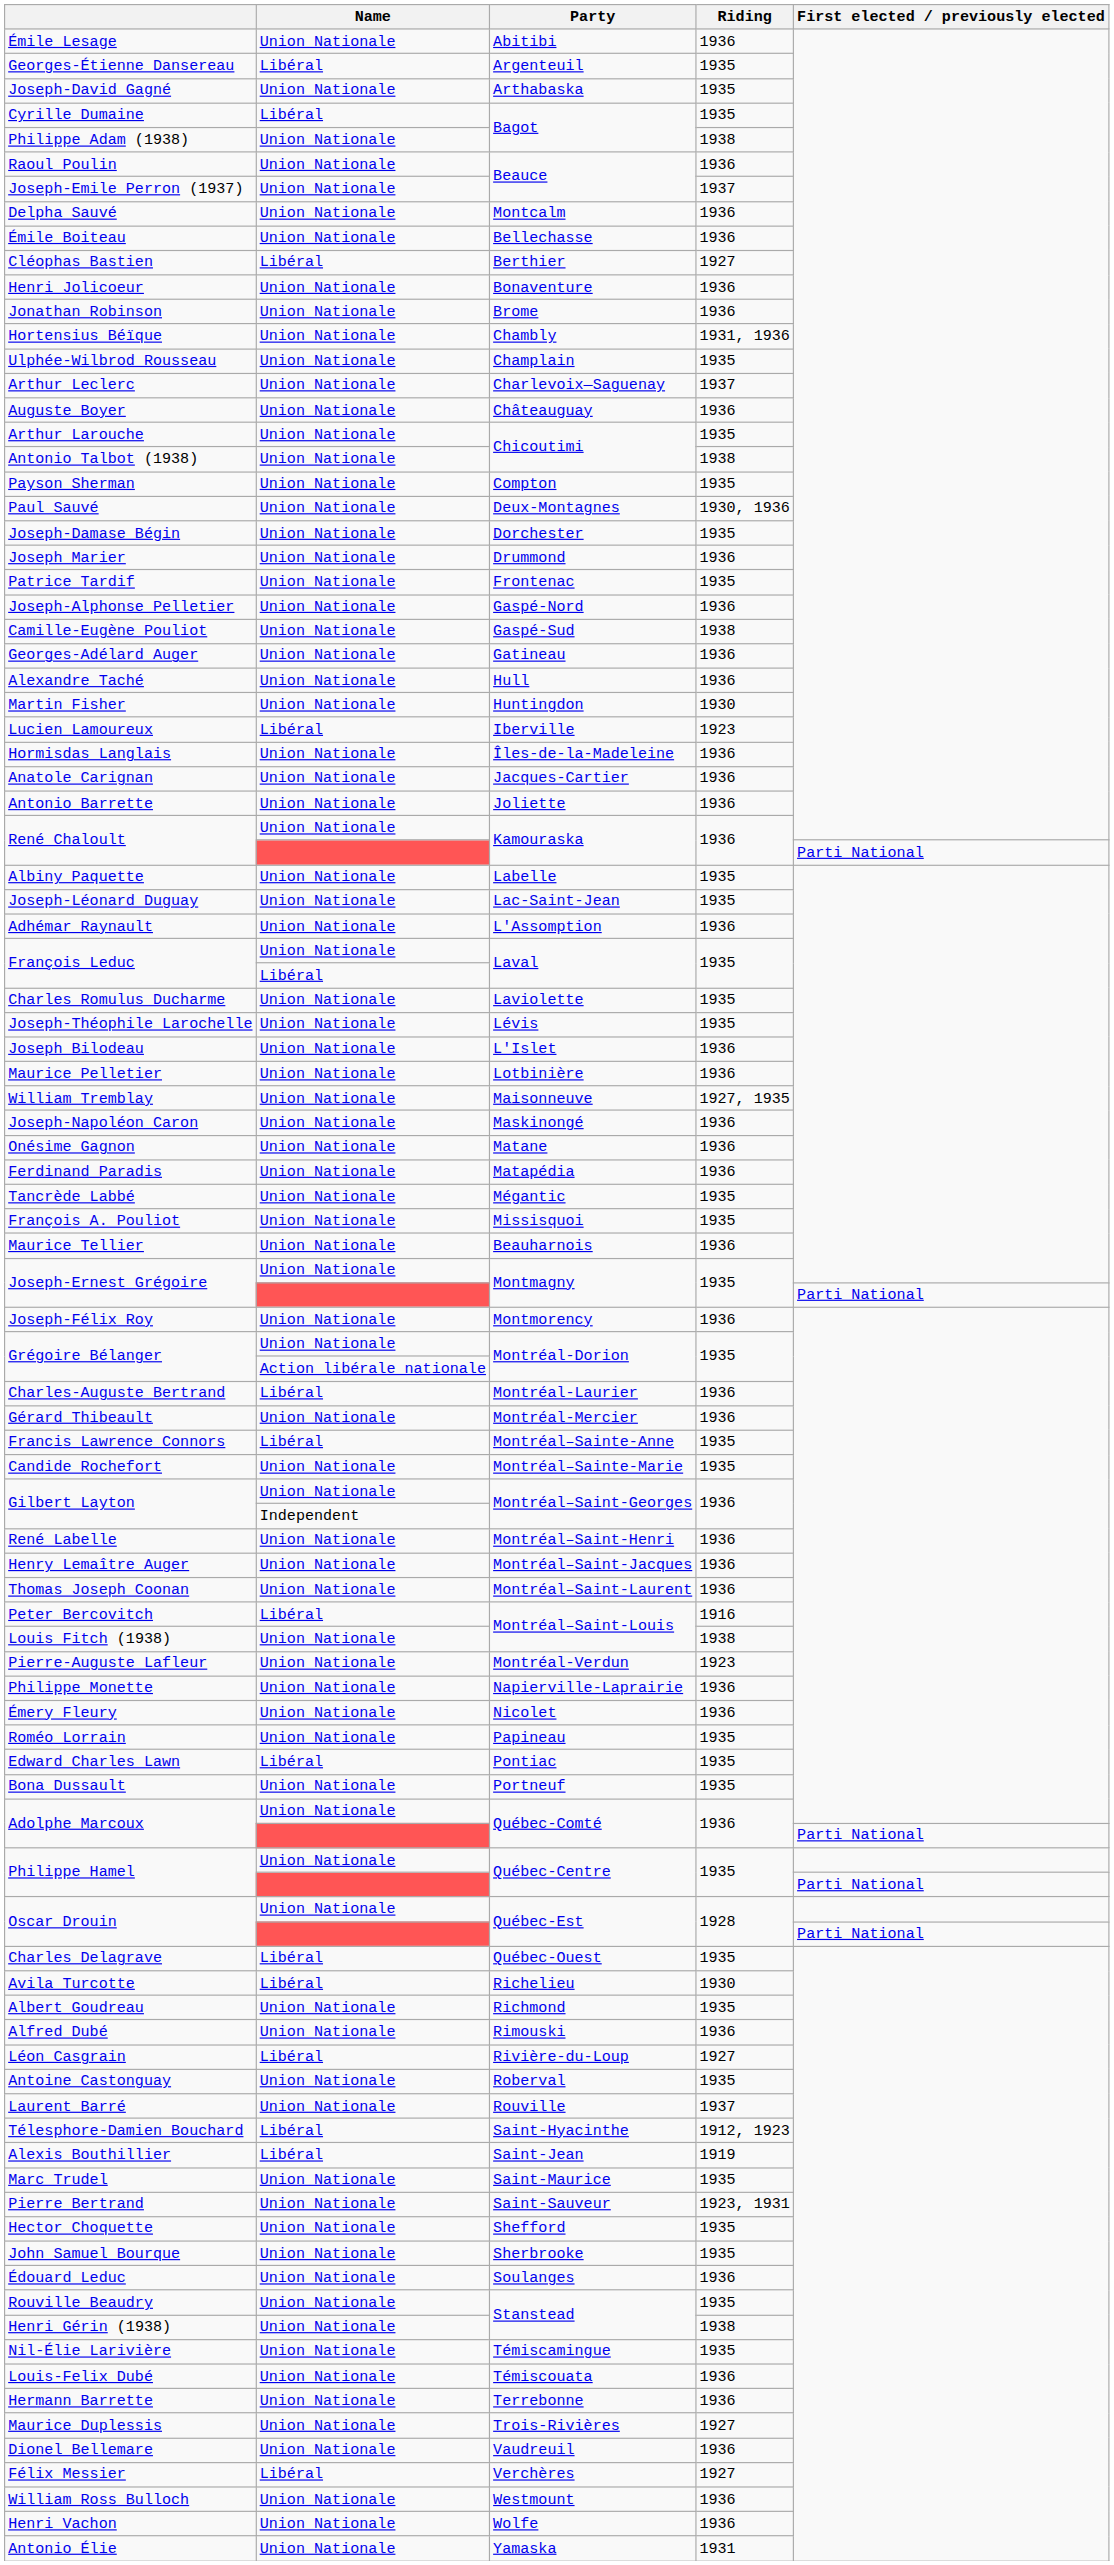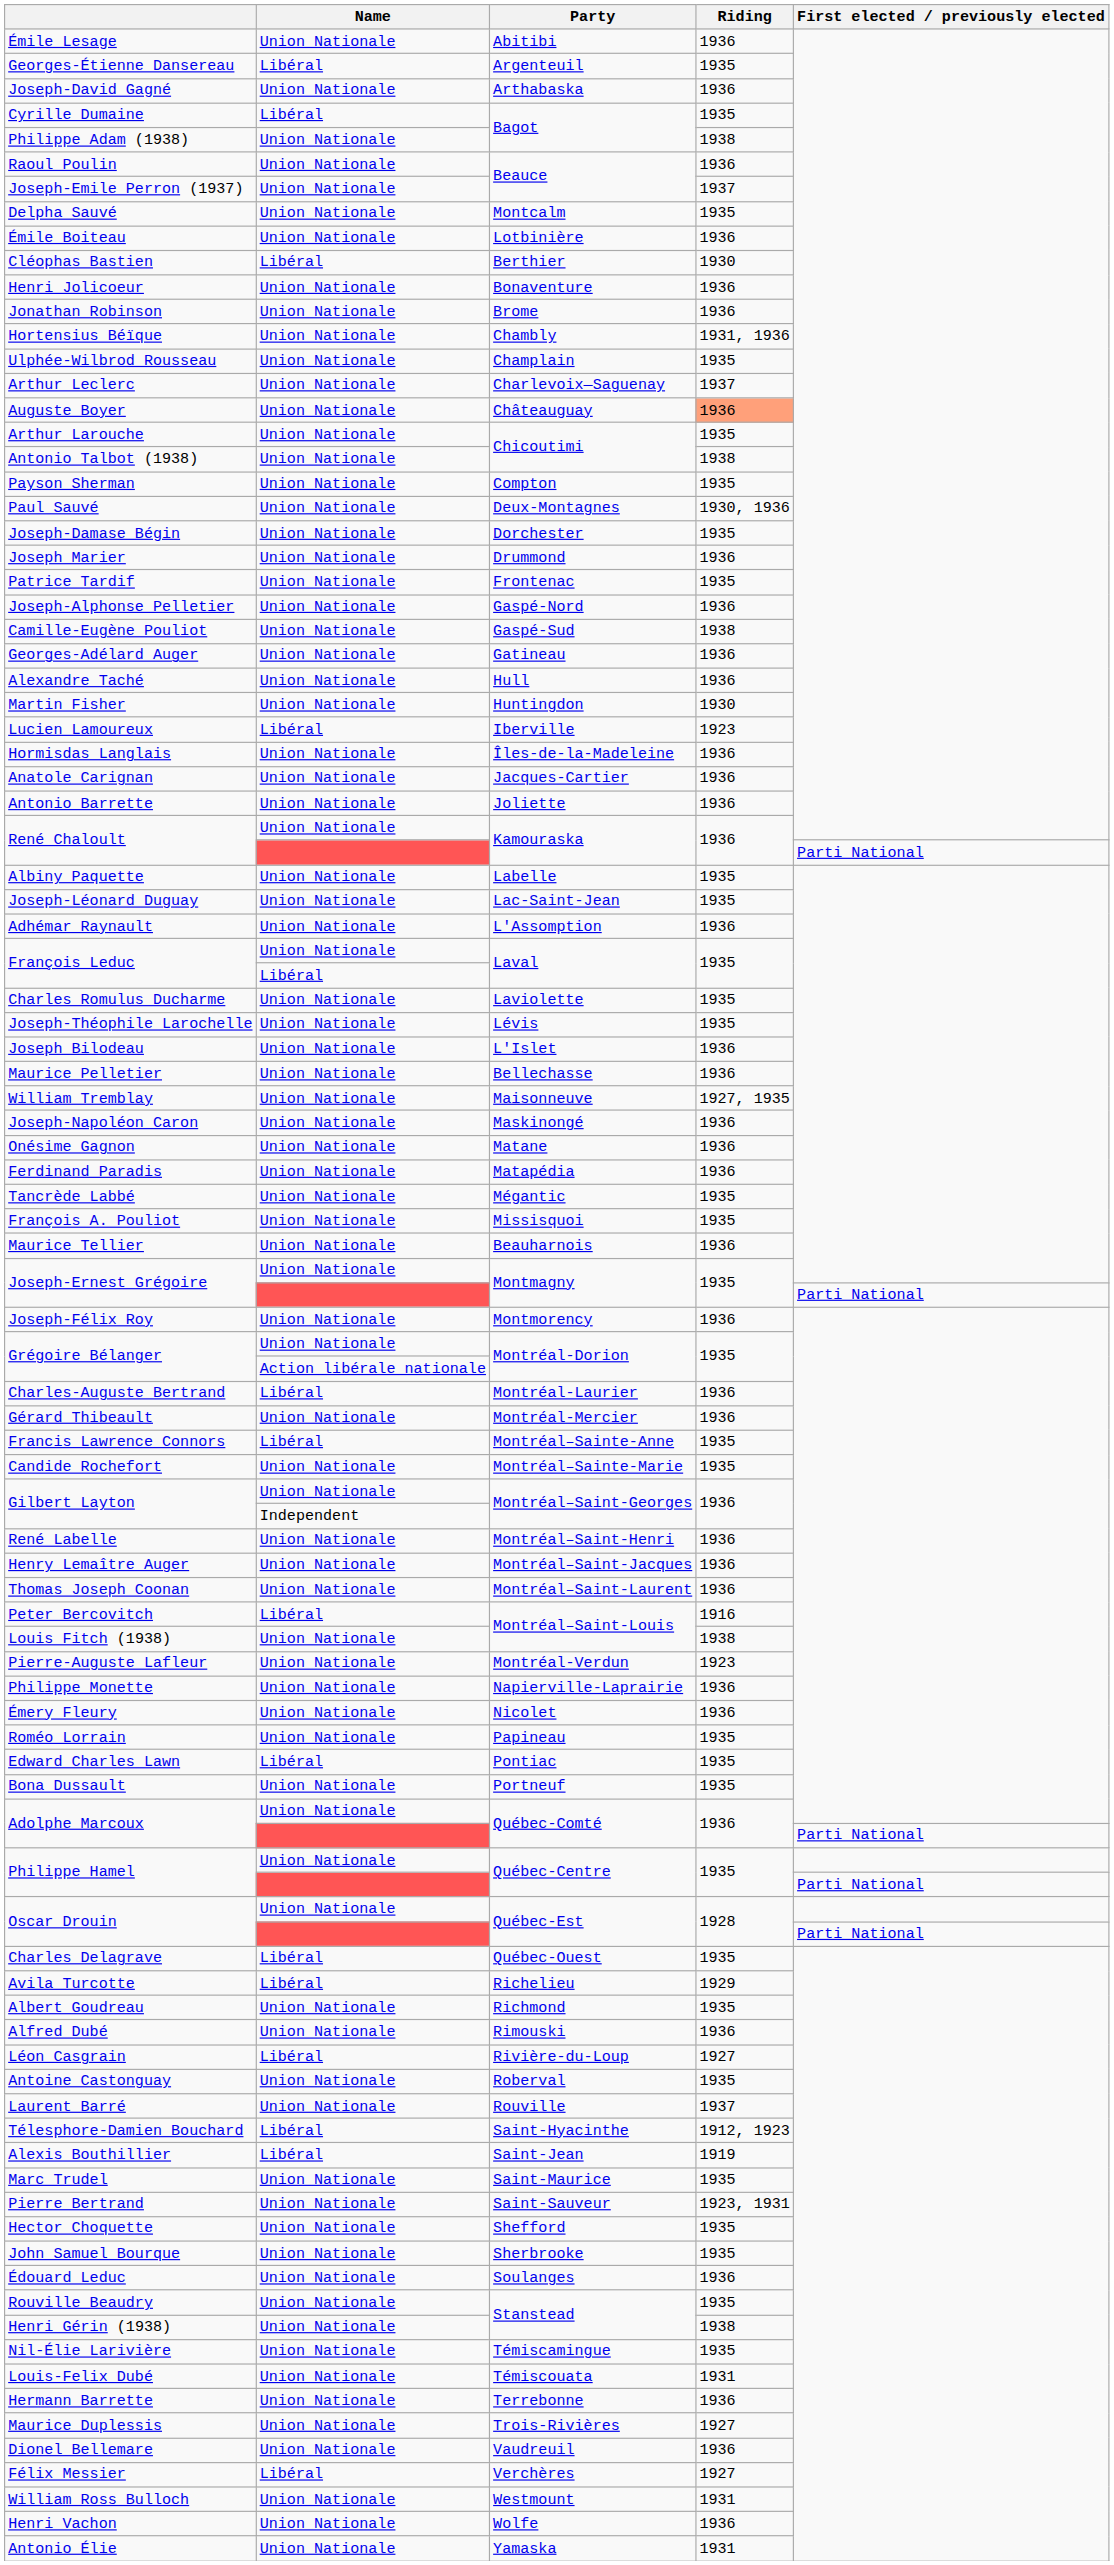(718, 91) 1935 -> (718, 91) 1936
(718, 213) 1936 -> (718, 213) 1935
(543, 238) Bellechasse -> (538, 238) Lotbinière
(718, 263) 1927 -> (718, 263) 1930
(718, 410) no background -> (718, 410) lightsalmon background
(538, 1074) Lotbinière -> (543, 1074) Bellechasse
(718, 1983) 1930 -> (718, 1983) 1929
(718, 2376) 1936 -> (718, 2376) 1931
(718, 2499) 1936 -> (718, 2499) 1931
